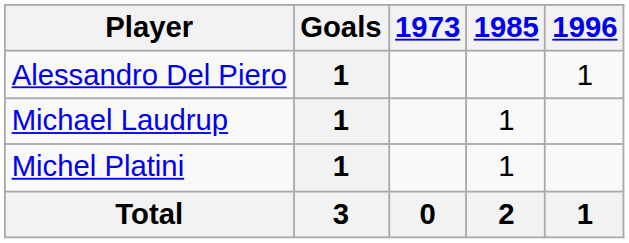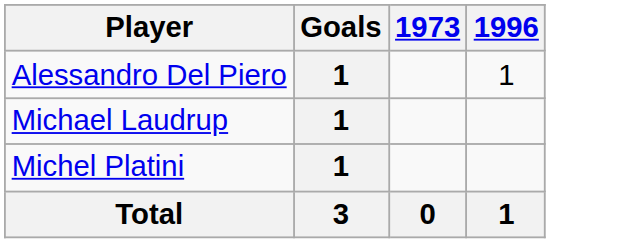- column: (506, 27)
